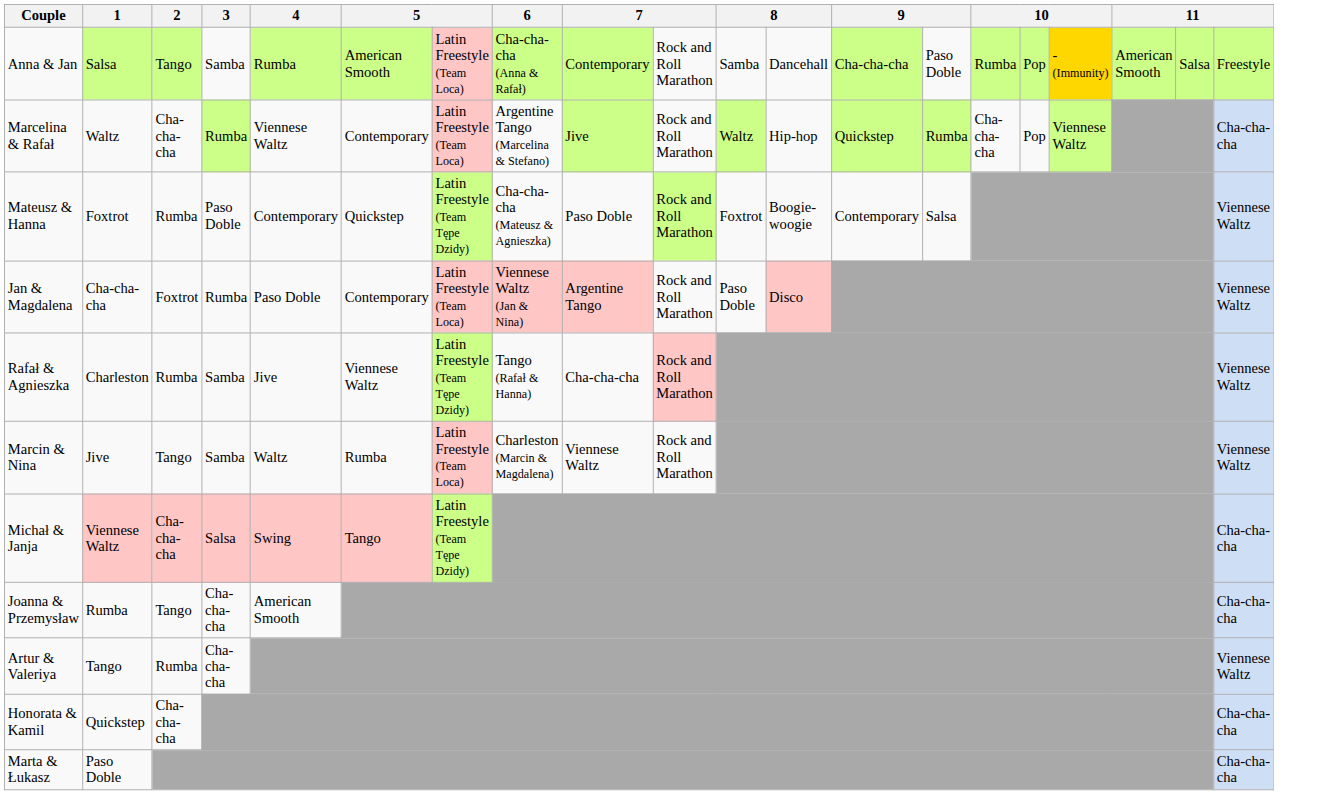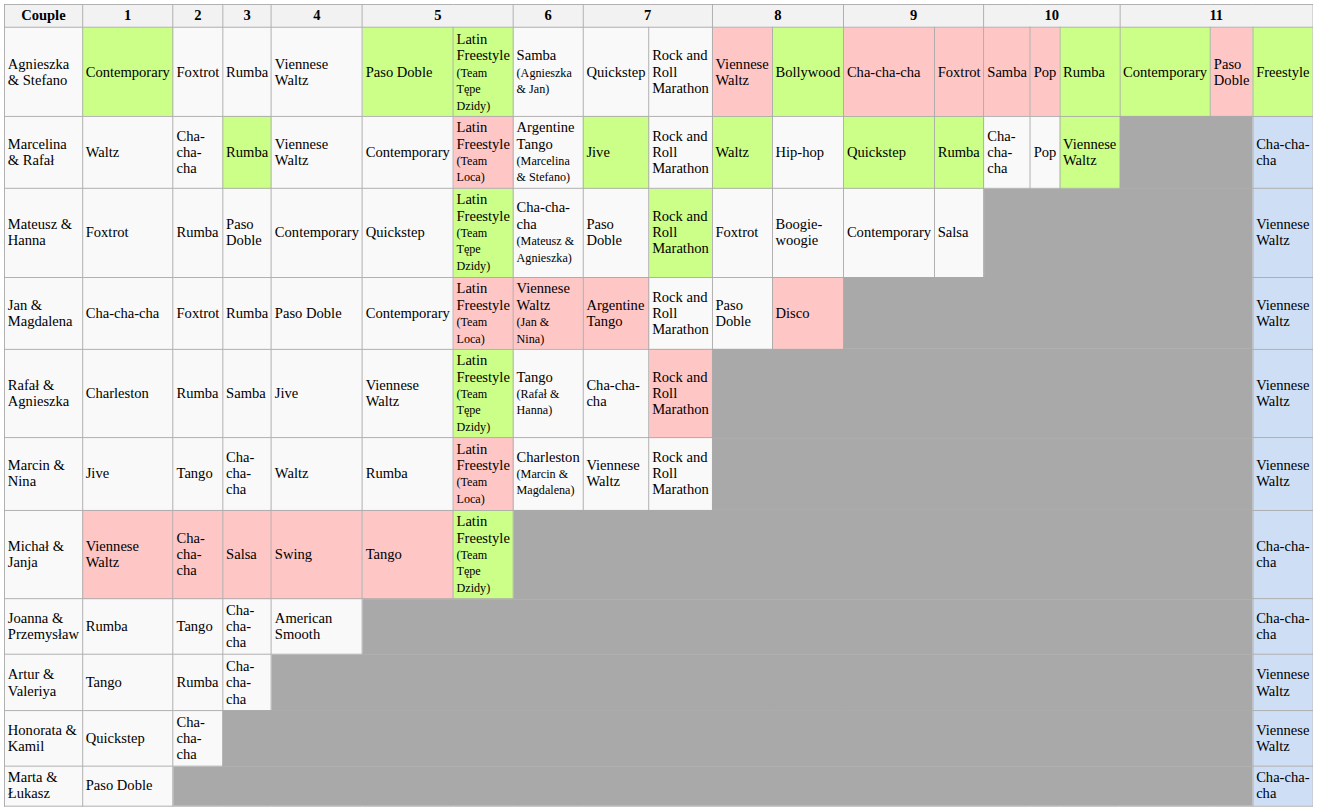+ row: (39, 71)
- row: (43, 63)
(225, 457) Samba -> (240, 474) Cha-cha-cha
(1243, 721) Cha-cha-cha -> (1283, 738) Viennese Waltz
